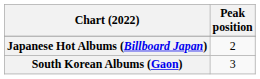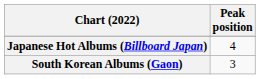(233, 45) 2 -> (233, 45) 4
